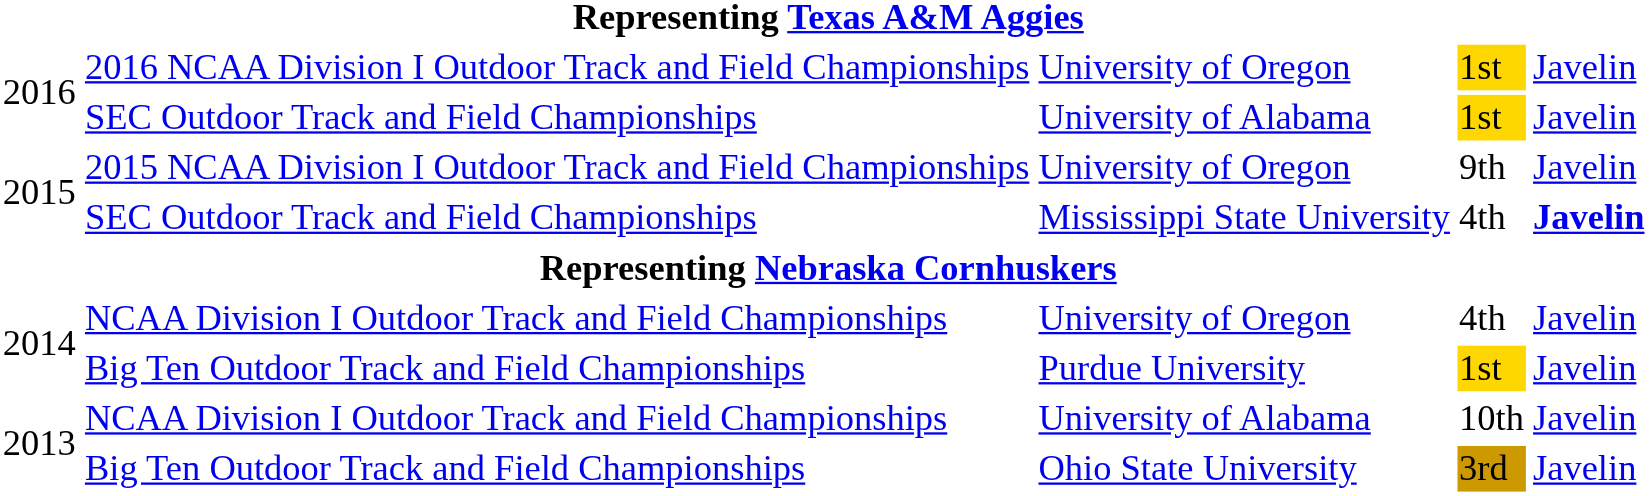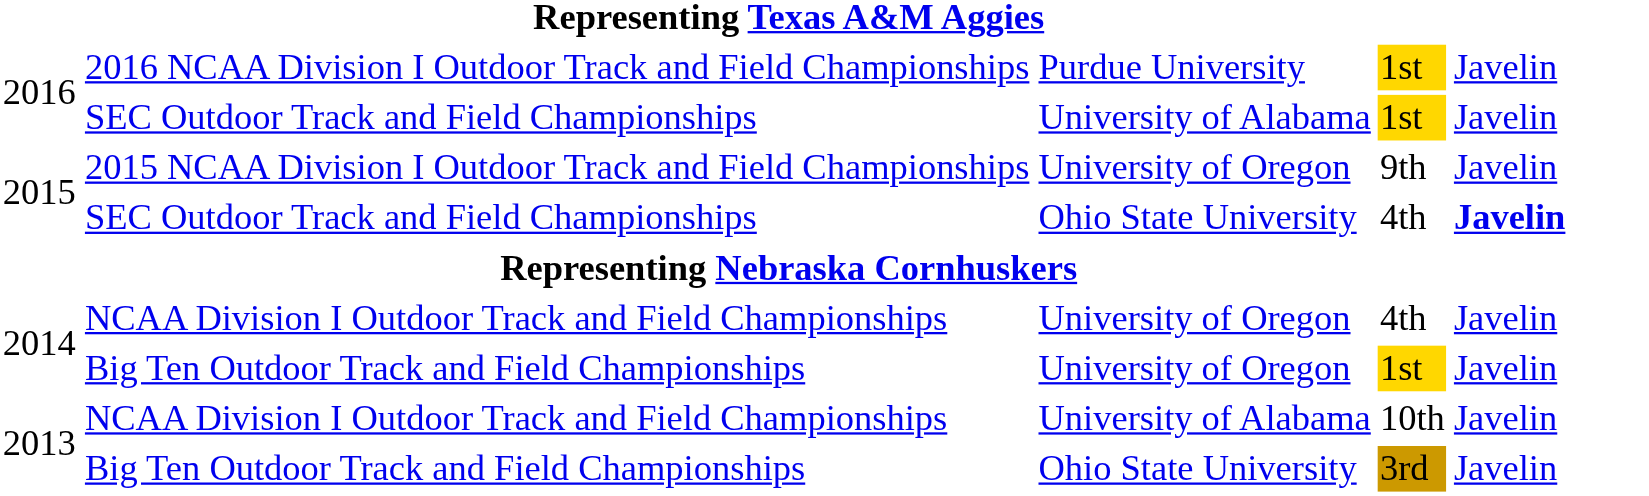(1195, 66) University of Oregon -> (1172, 66) Purdue University
(1244, 217) Mississippi State University -> (1198, 217) Ohio State University
(1172, 367) Purdue University -> (1195, 367) University of Oregon
